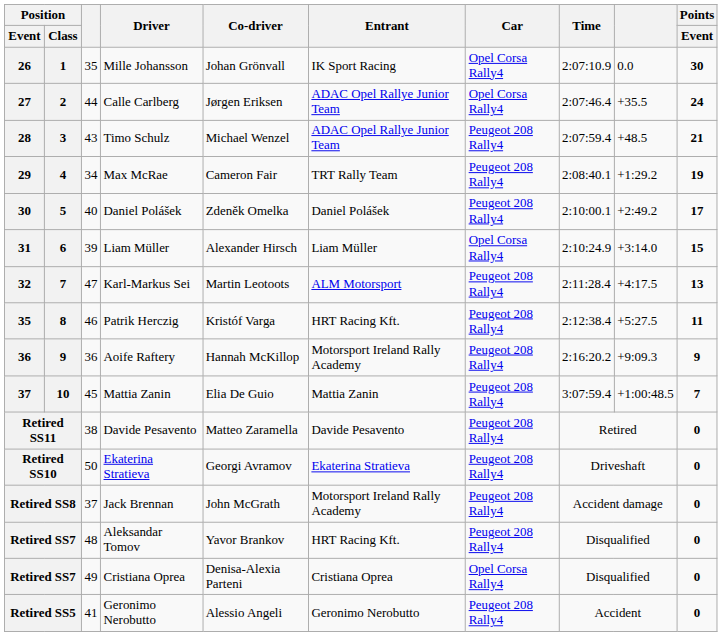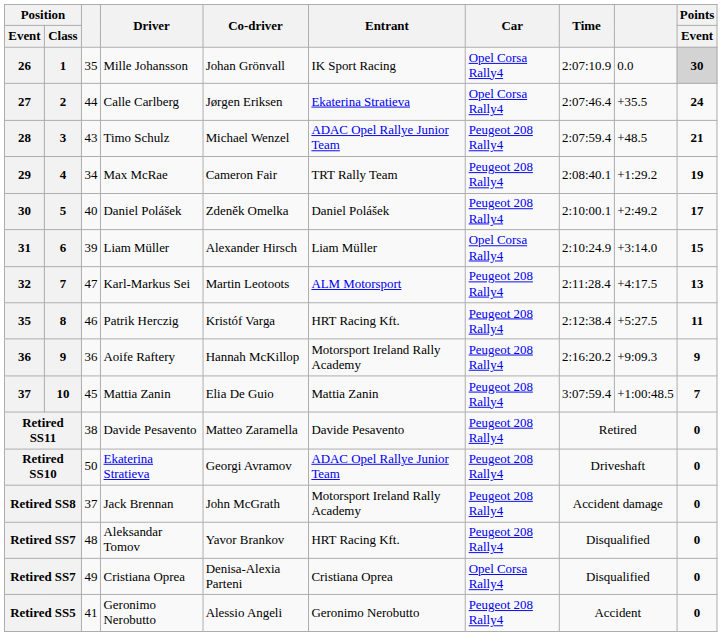(697, 64) no background -> (697, 64) lightgrey background
(380, 101) ADAC Opel Rallye Junior Team -> (361, 101) Ekaterina Stratieva
(361, 466) Ekaterina Stratieva -> (380, 466) ADAC Opel Rallye Junior Team
